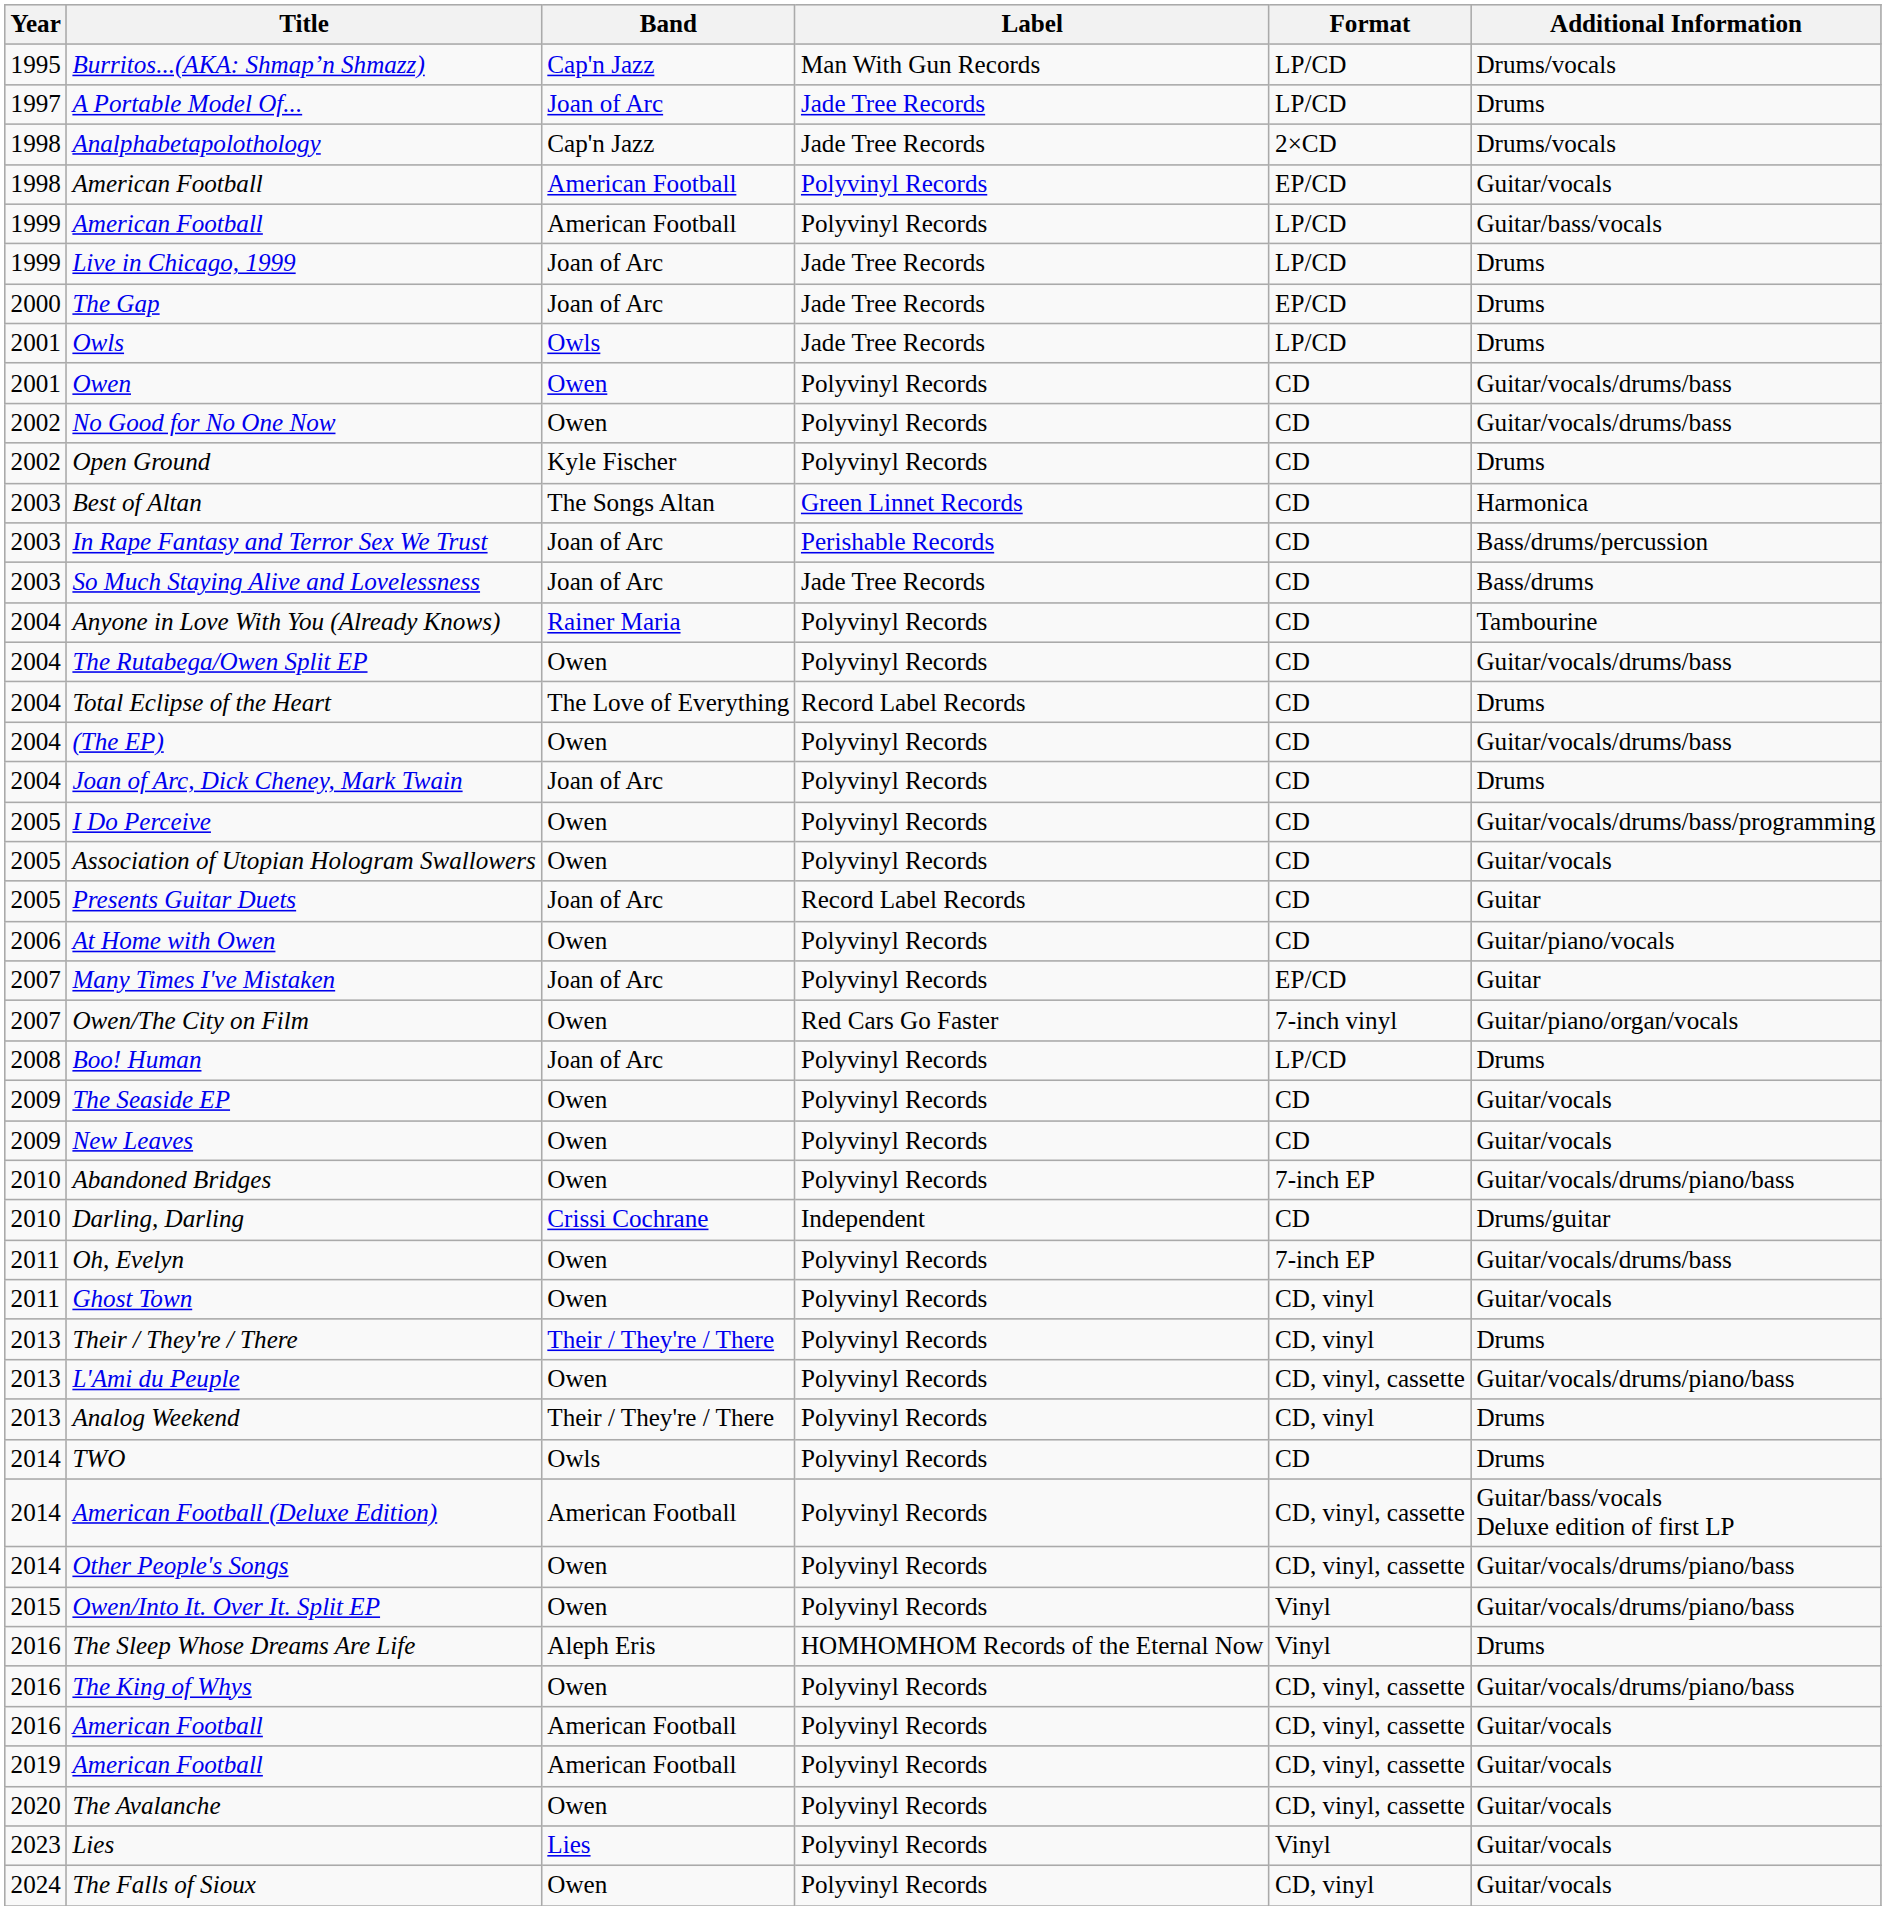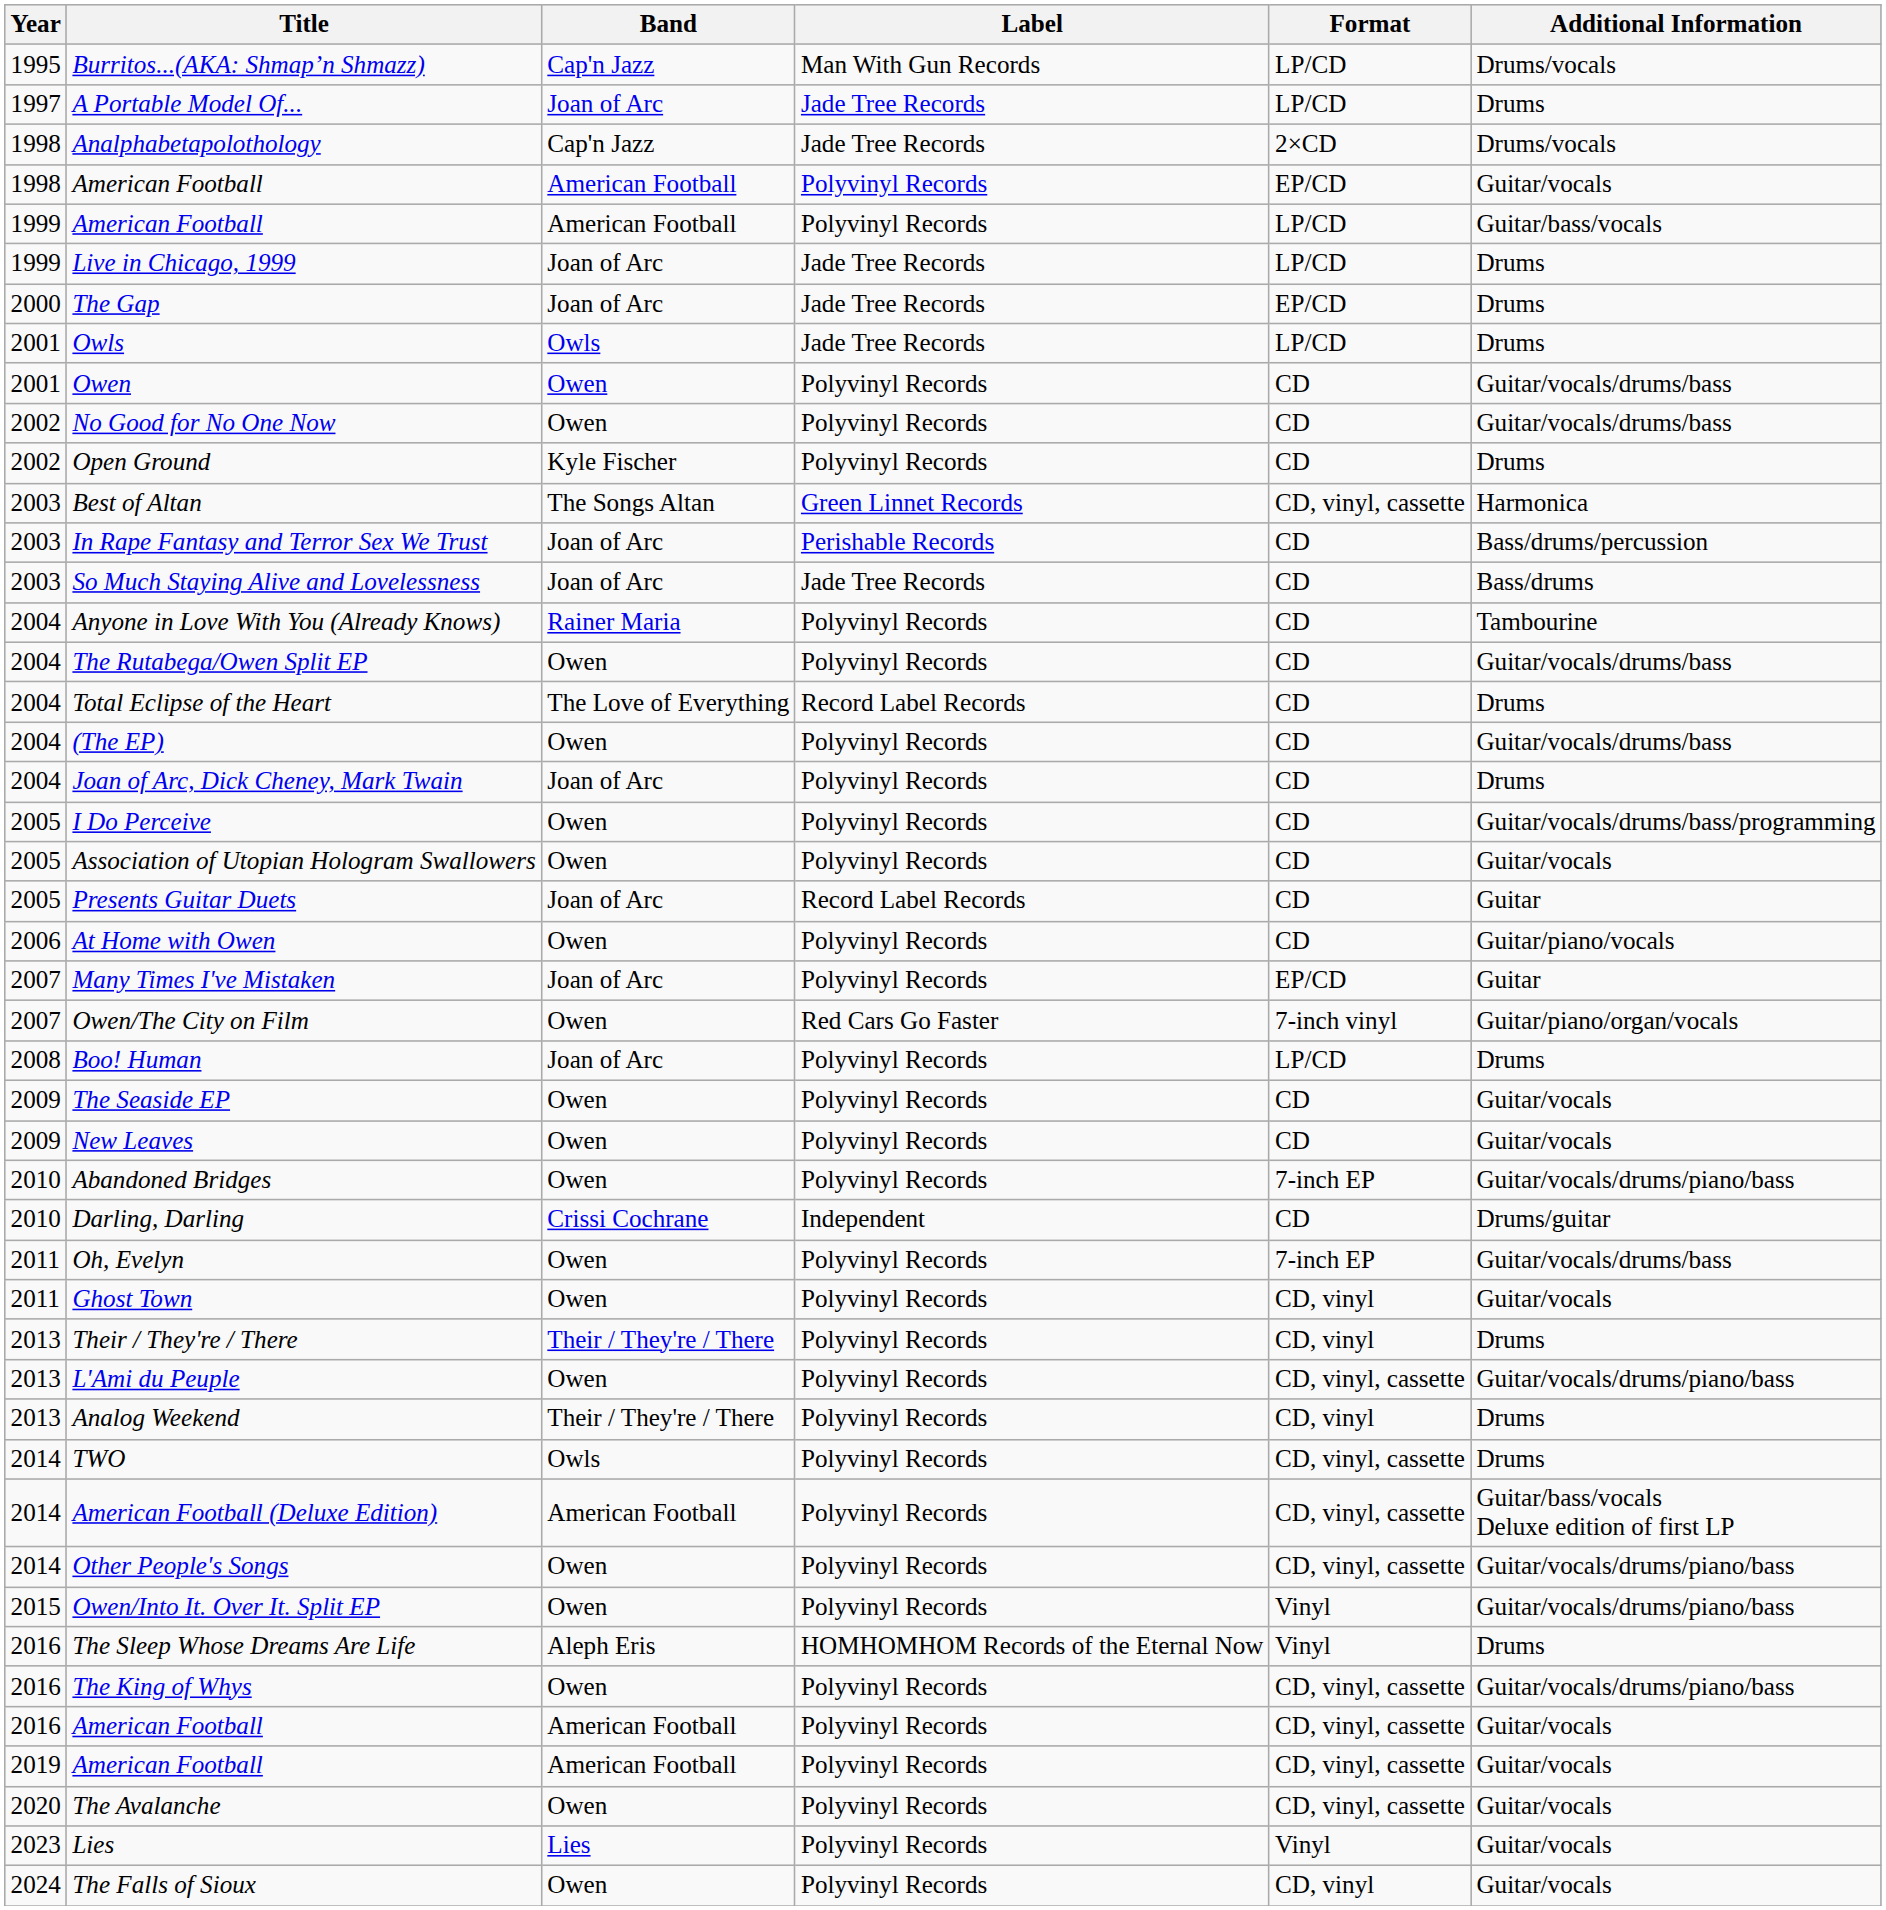(1293, 502) CD -> (1370, 502) CD, vinyl, cassette
(1293, 1458) CD -> (1370, 1458) CD, vinyl, cassette
